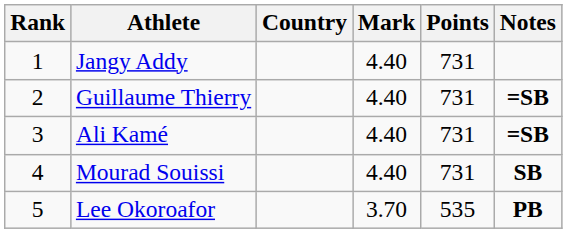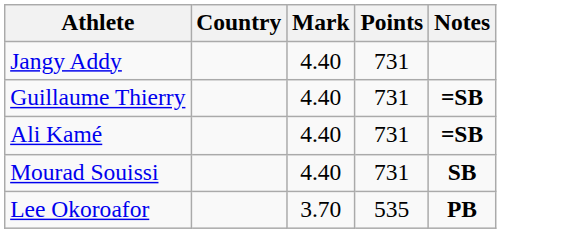- column: (38, 23)
